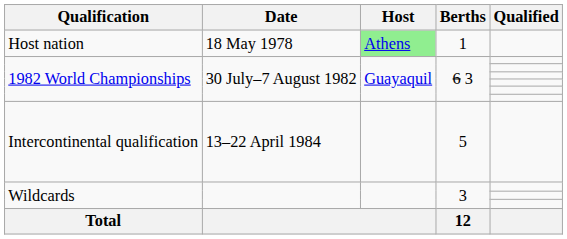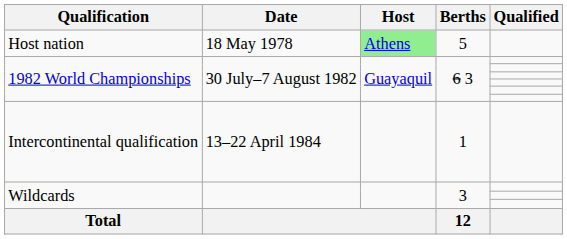(463, 43) 1 -> (463, 43) 5
(463, 141) 5 -> (463, 141) 1
